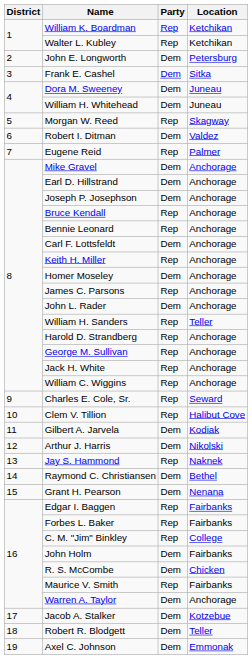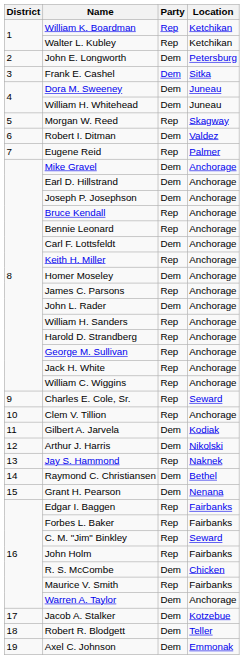(201, 321) Teller -> (213, 321) Anchorage
(217, 414) Halibut Cove -> (213, 414) Anchorage
(206, 538) College -> (206, 538) Seward
(171, 553) Dem -> (169, 553) Rep
